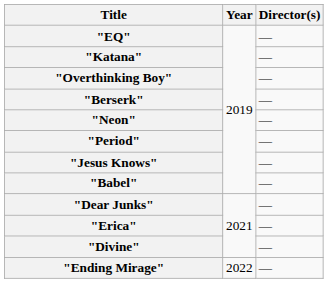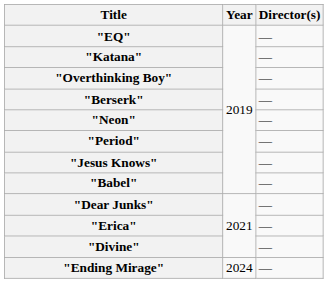(239, 267) 2022 -> (239, 267) 2024
